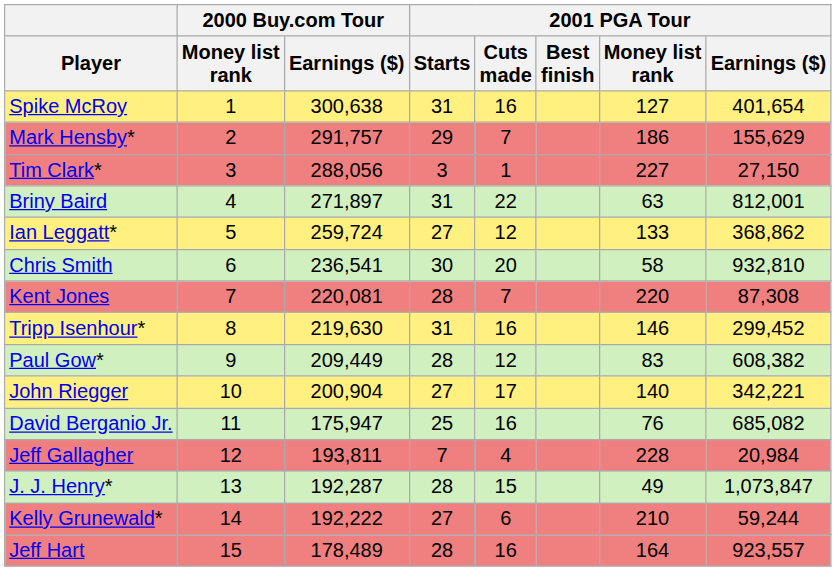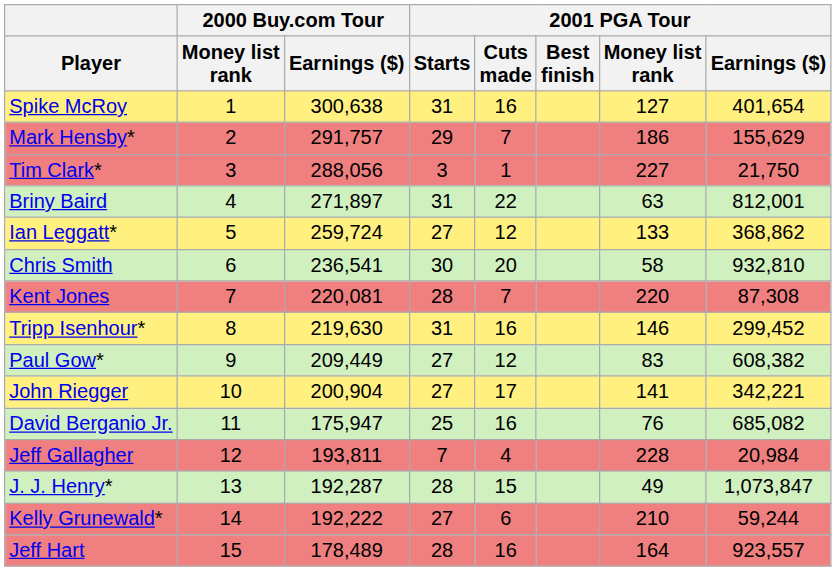(768, 169) 27,150 -> (768, 169) 21,750
(442, 360) 28 -> (442, 360) 27
(653, 391) 140 -> (653, 391) 141
